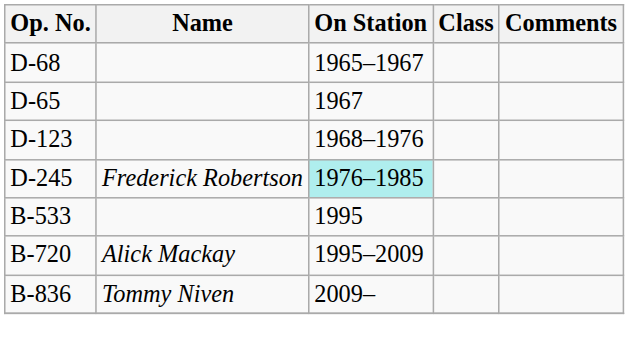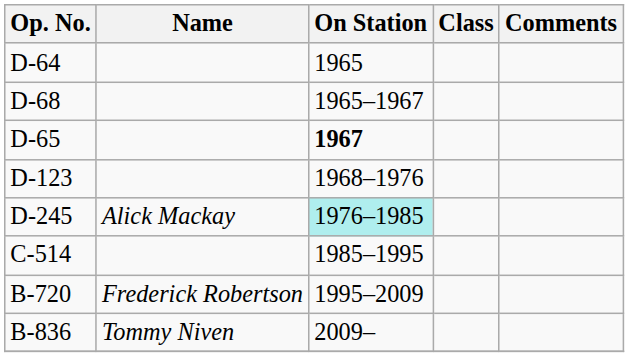+ row: (35, 62)
(339, 100) normal -> (339, 139) bold
(203, 178) Frederick Robertson -> (168, 216) Alick Mackay
+ row: (41, 255)
- row: (41, 216)
(168, 255) Alick Mackay -> (203, 293) Frederick Robertson
